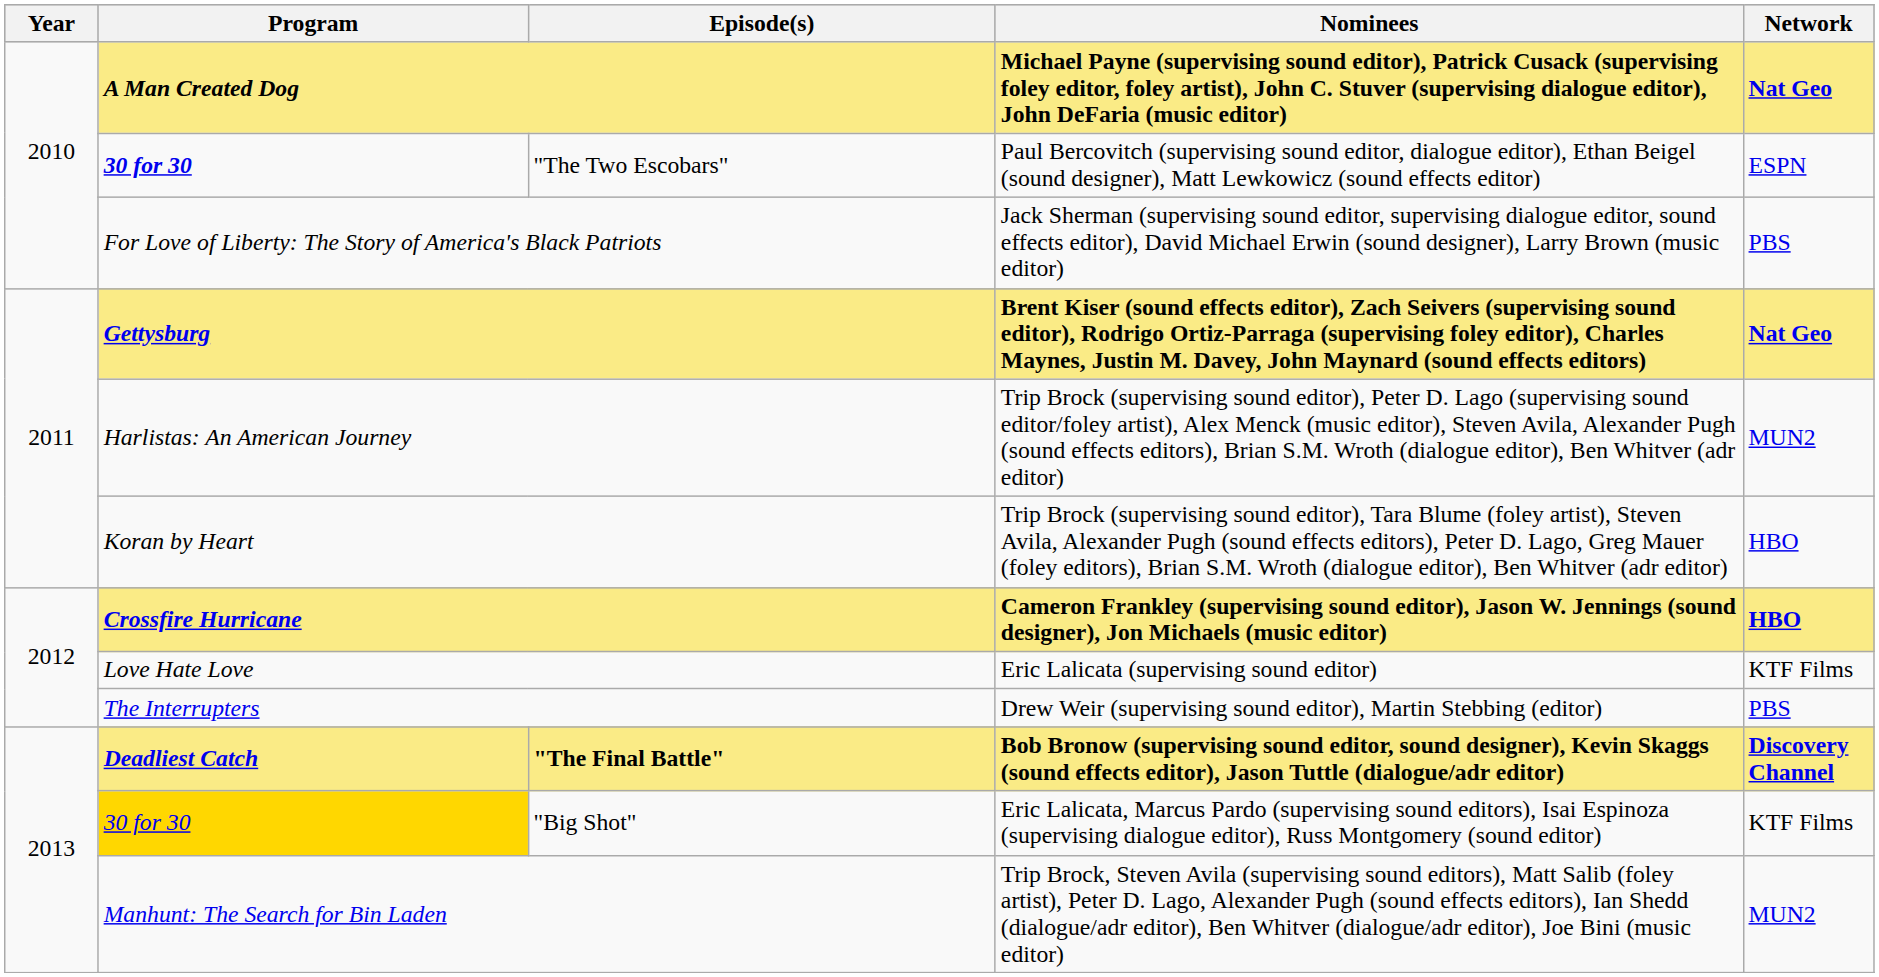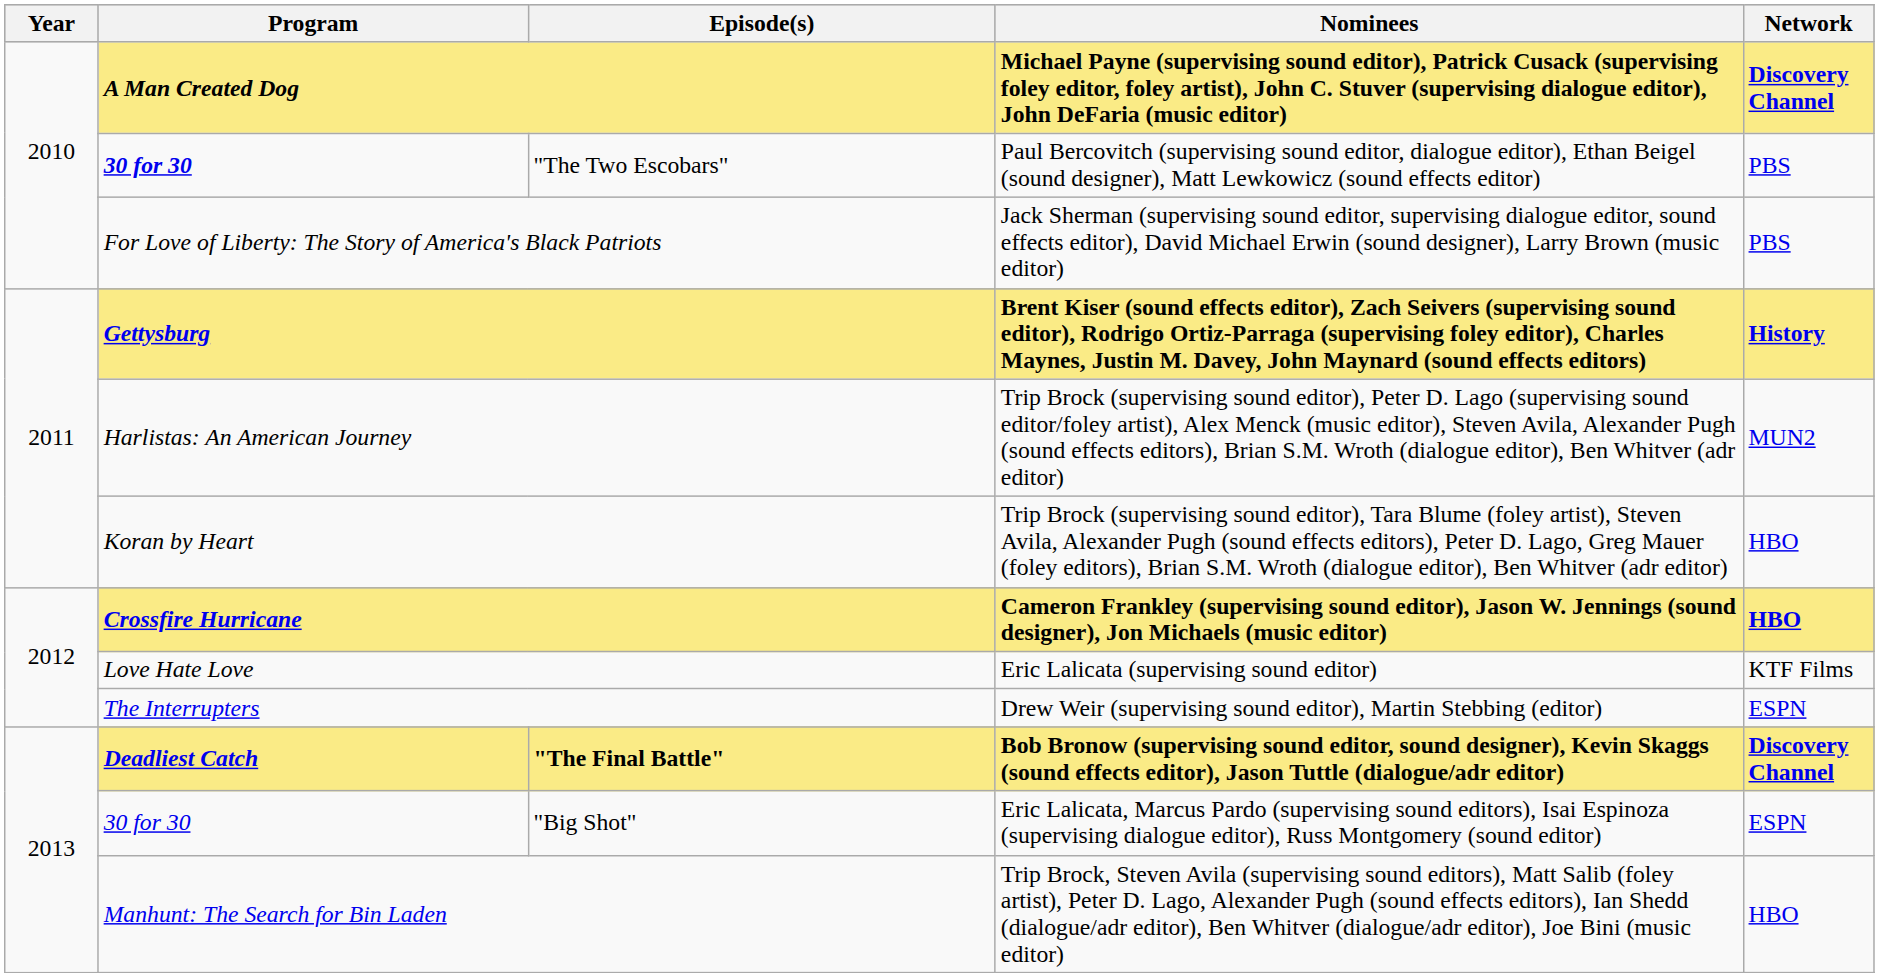(1790, 87) Nat Geo -> (1799, 87) Discovery Channel
(1778, 164) ESPN -> (1770, 164) PBS
(1790, 333) Nat Geo -> (1787, 333) History
(1770, 707) PBS -> (1778, 707) ESPN
(147, 822) gold background -> (147, 822) no background
(1801, 822) KTF Films -> (1778, 822) ESPN
(1782, 913) MUN2 -> (1774, 913) HBO
